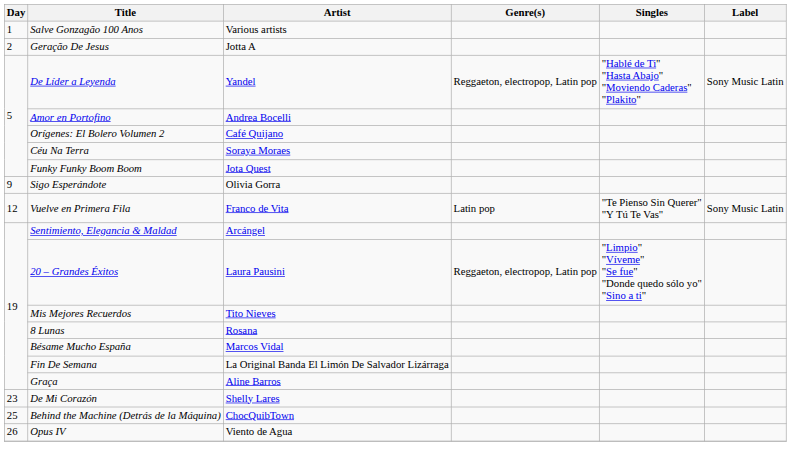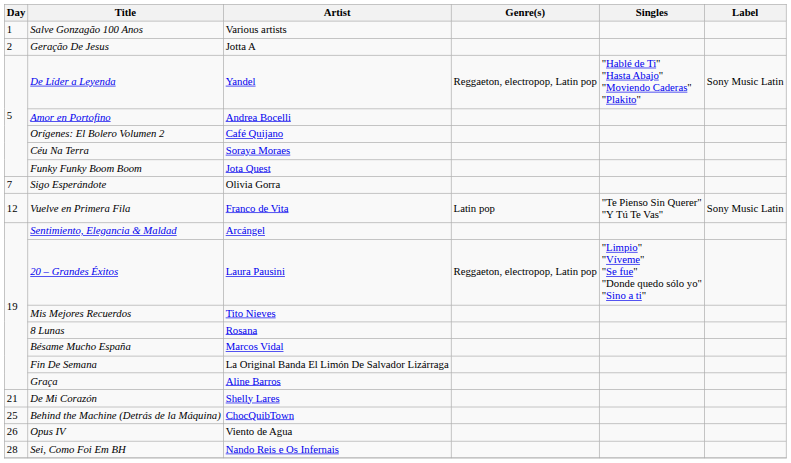(9, 185) 9 -> (9, 185) 7
(12, 398) 23 -> (12, 398) 21
+ row: (78, 449)
